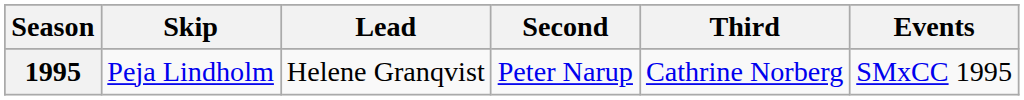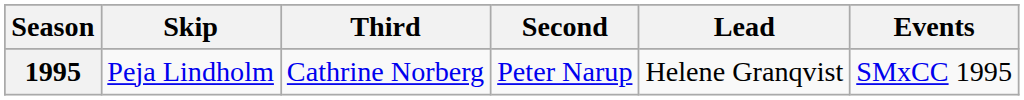columns swapped: (745, 26) <-> (386, 26)
